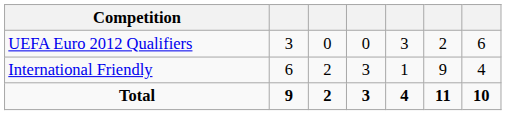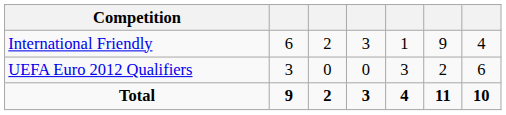rows swapped: (80, 69) <-> (100, 43)
